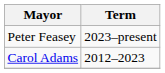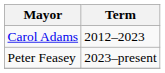rows swapped: (43, 57) <-> (42, 36)
